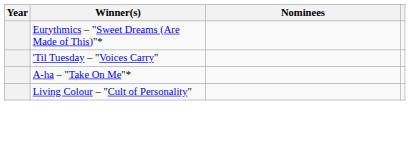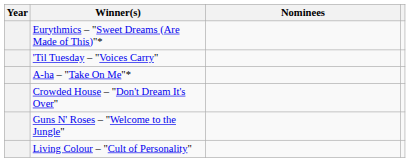+ row: (109, 97)
+ row: (104, 126)
